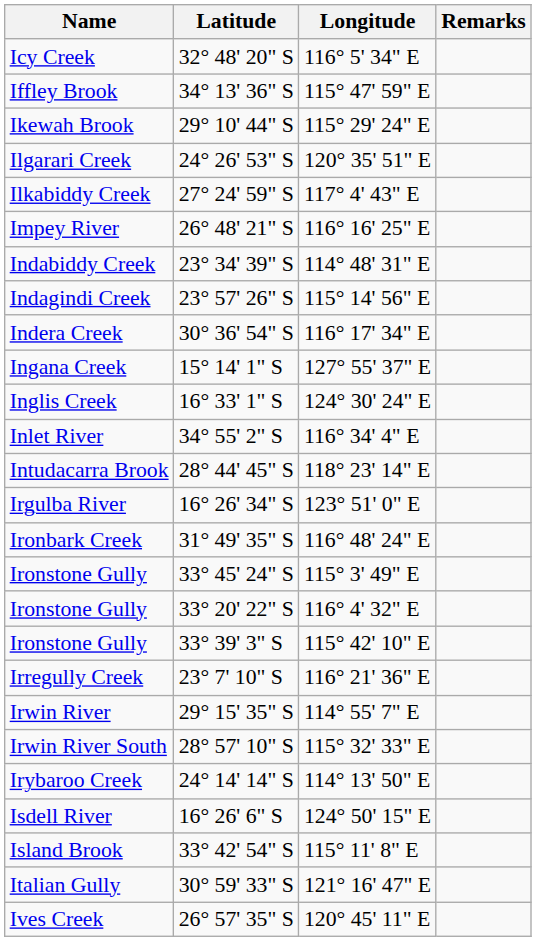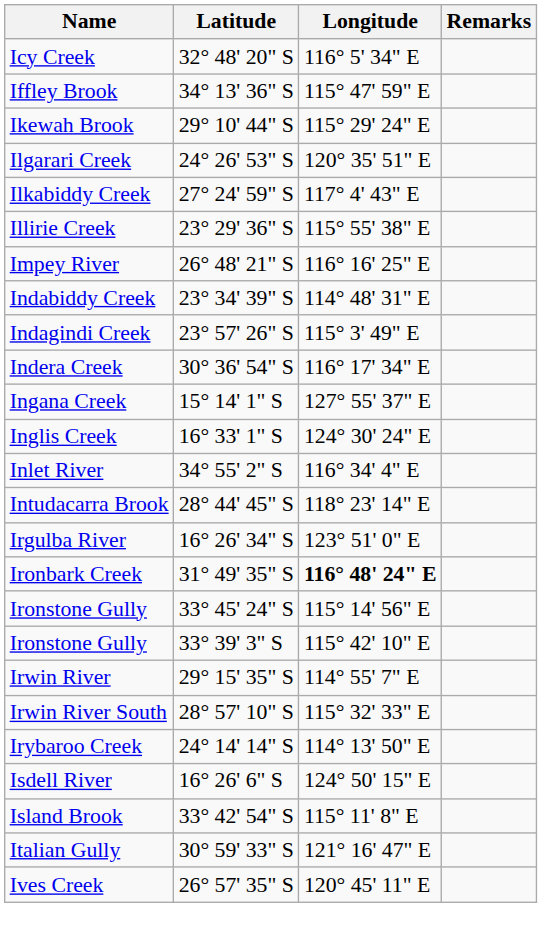+ row: (63, 228)
(367, 297) 115° 14' 56" E -> (362, 332) 115° 3' 49" E
(367, 539) normal -> (370, 573) bold
(362, 573) 115° 3' 49" E -> (367, 608) 115° 14' 56" E
- row: (78, 608)
- row: (76, 677)
